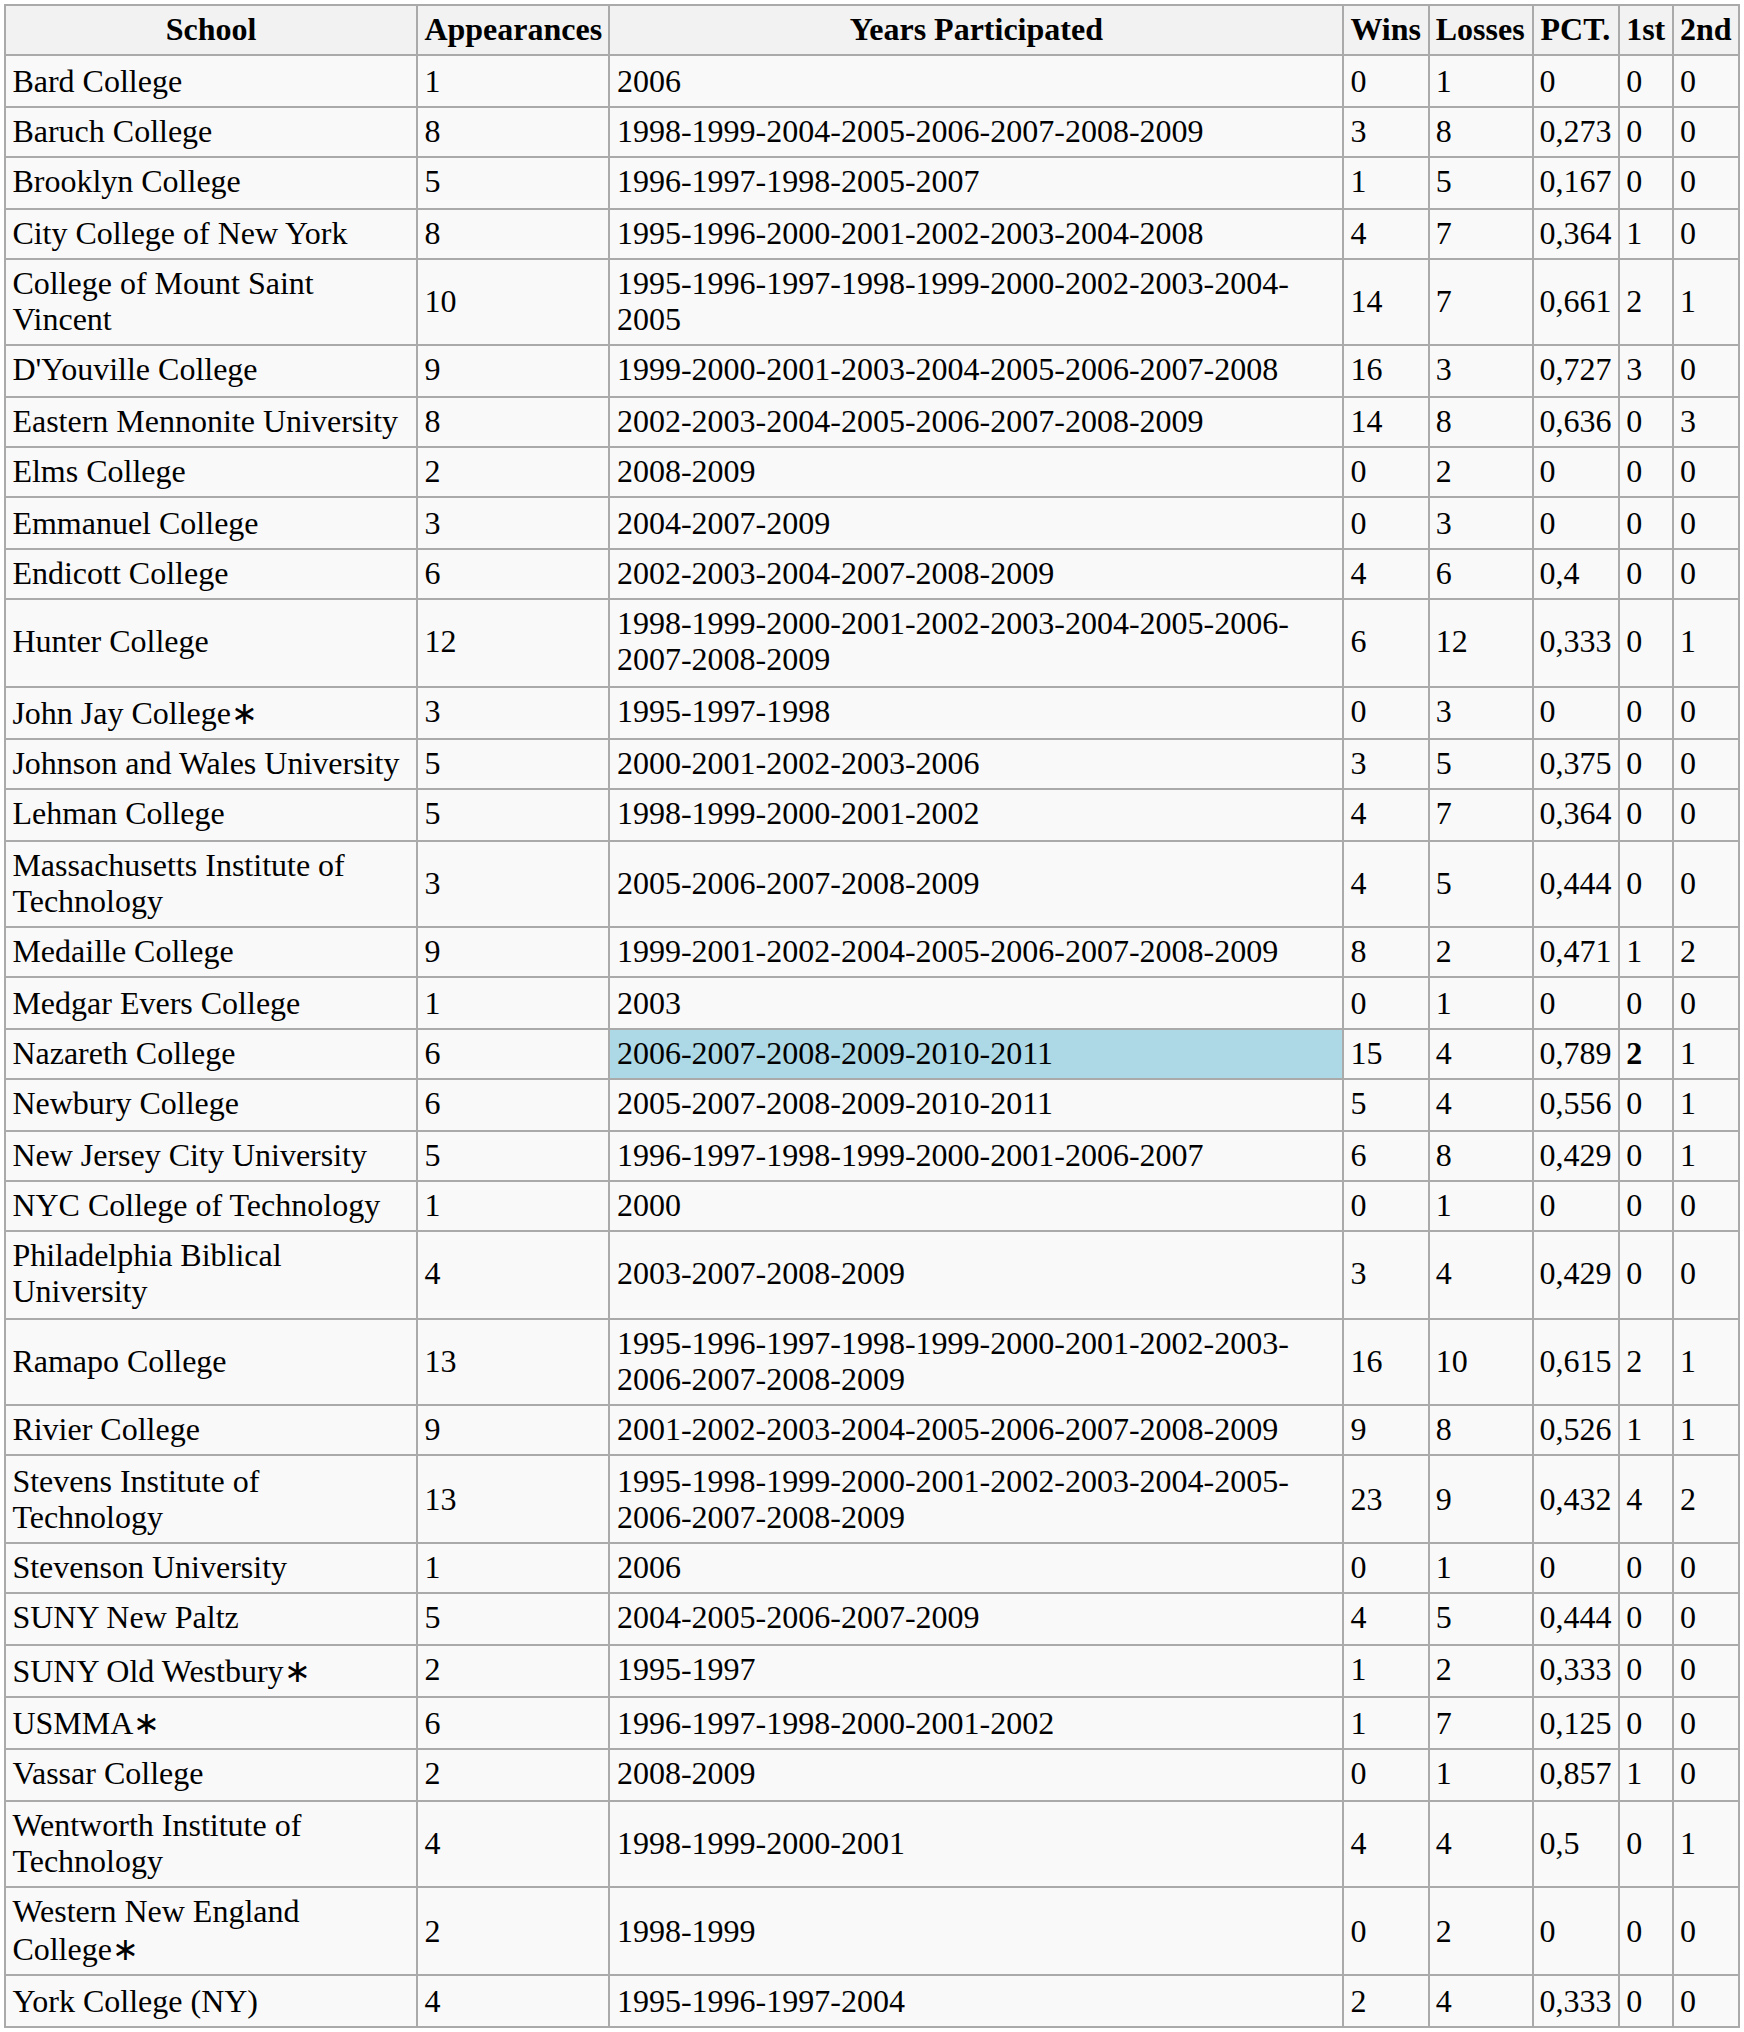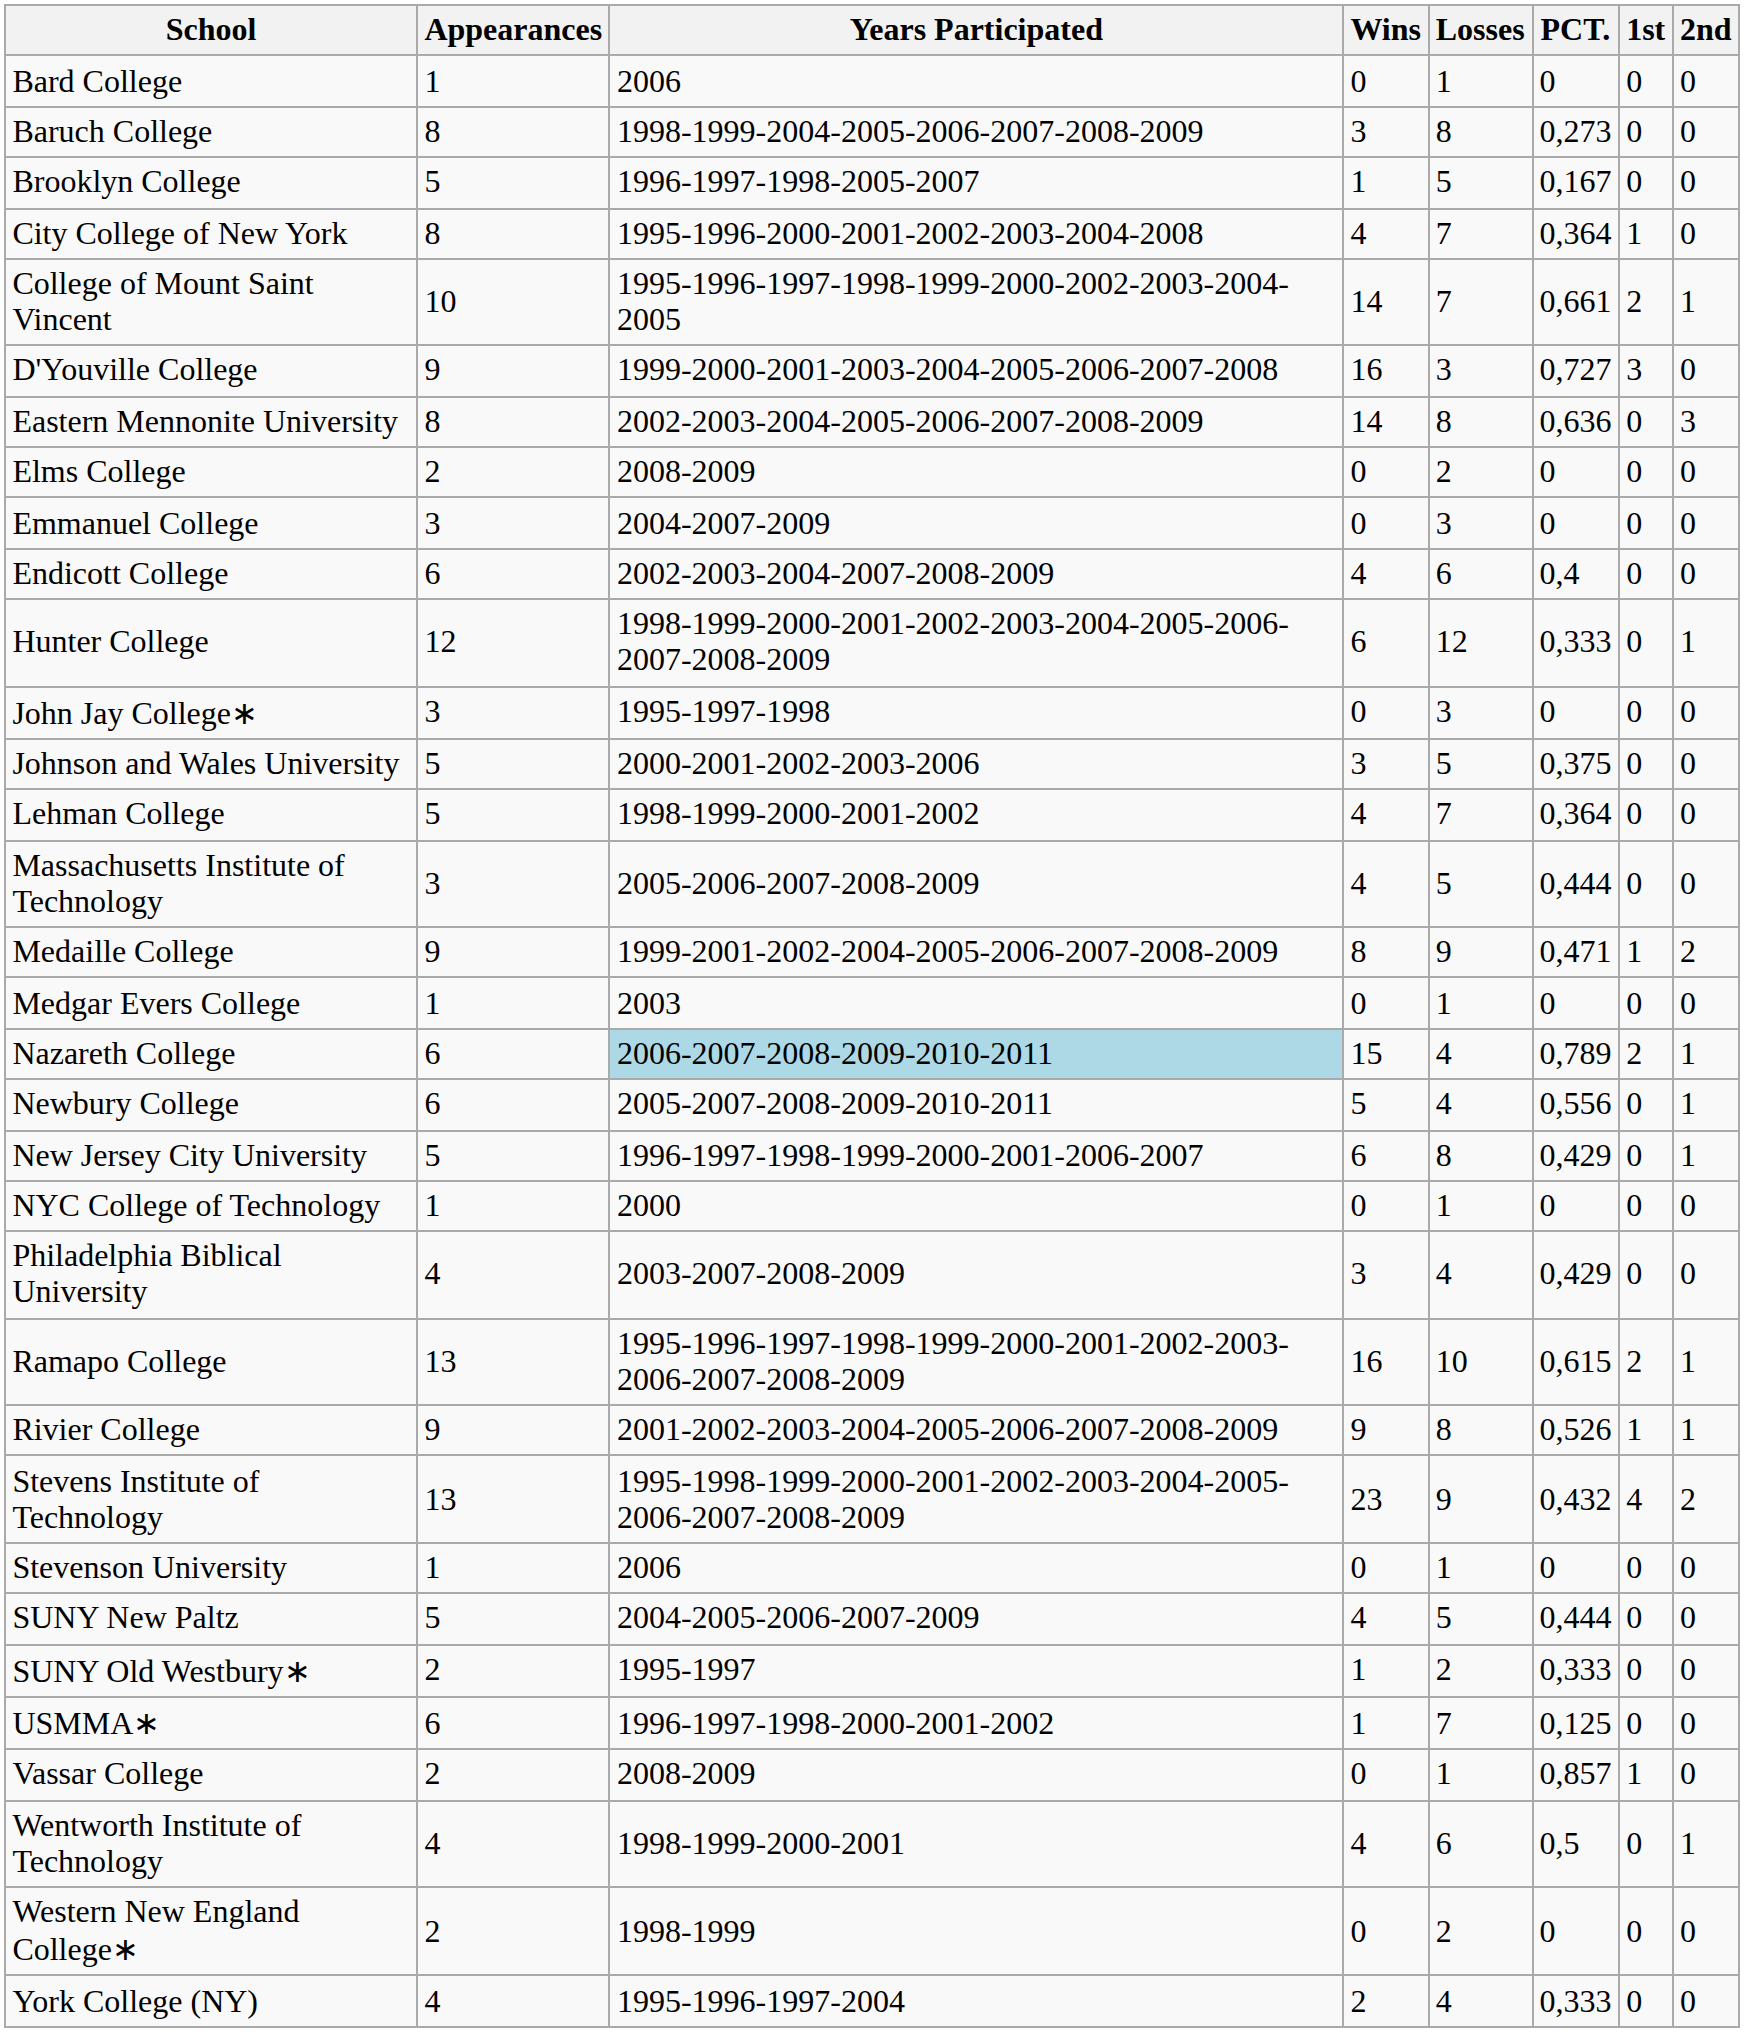(1444, 951) 2 -> (1444, 951) 9
(1634, 1053) bold -> (1634, 1053) normal
(1444, 1843) 4 -> (1444, 1843) 6
